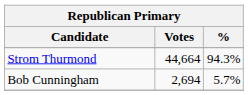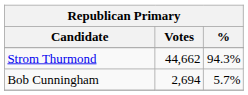(183, 58) 44,664 -> (183, 58) 44,662
